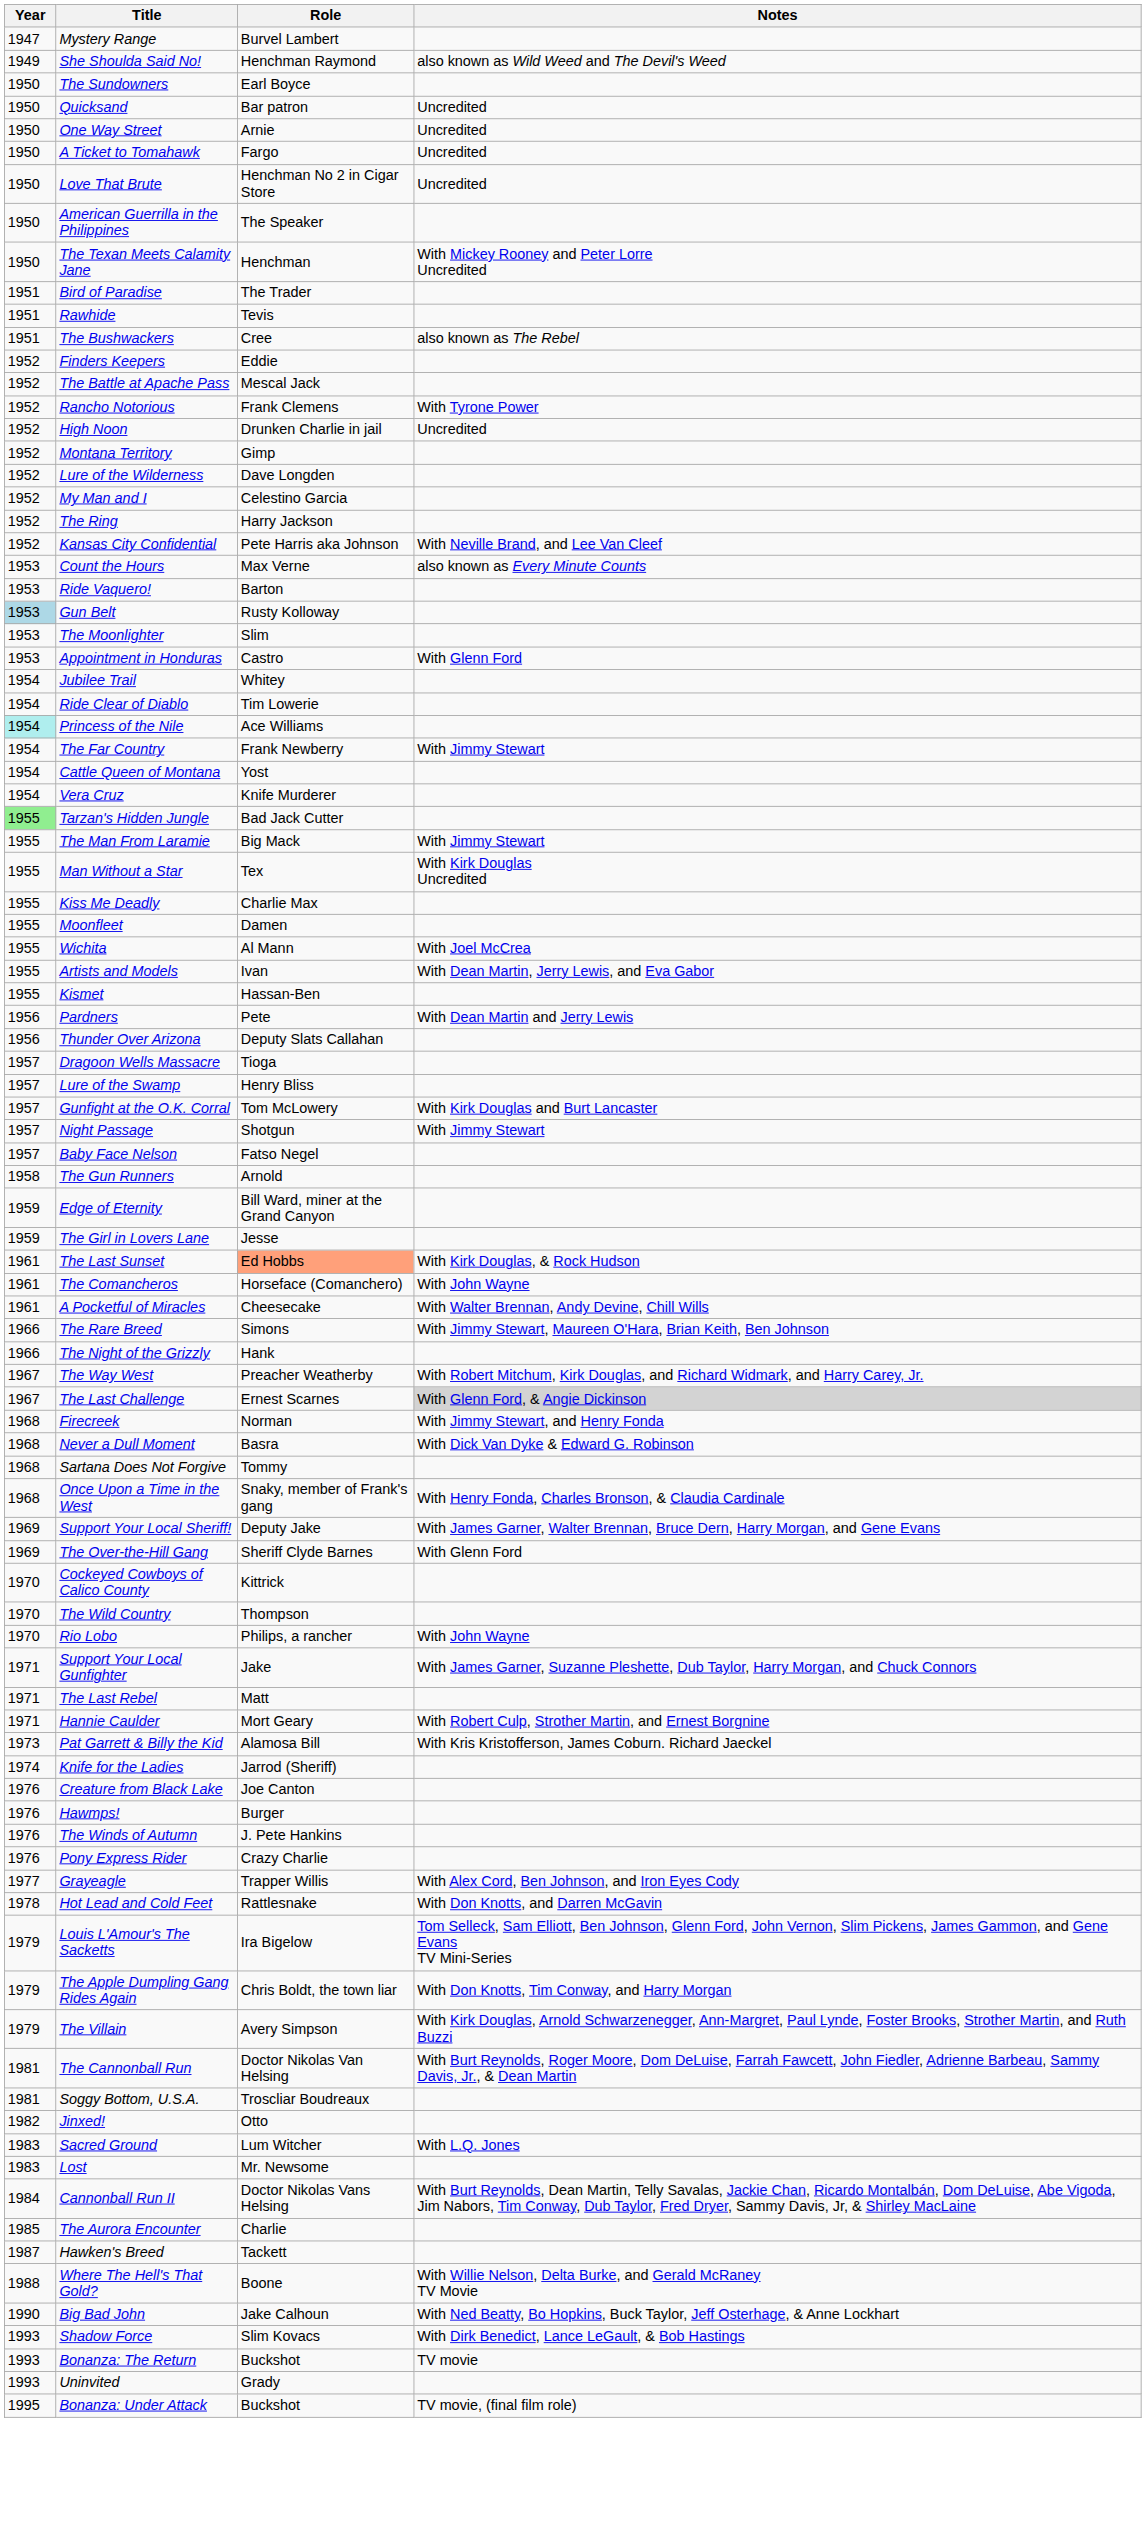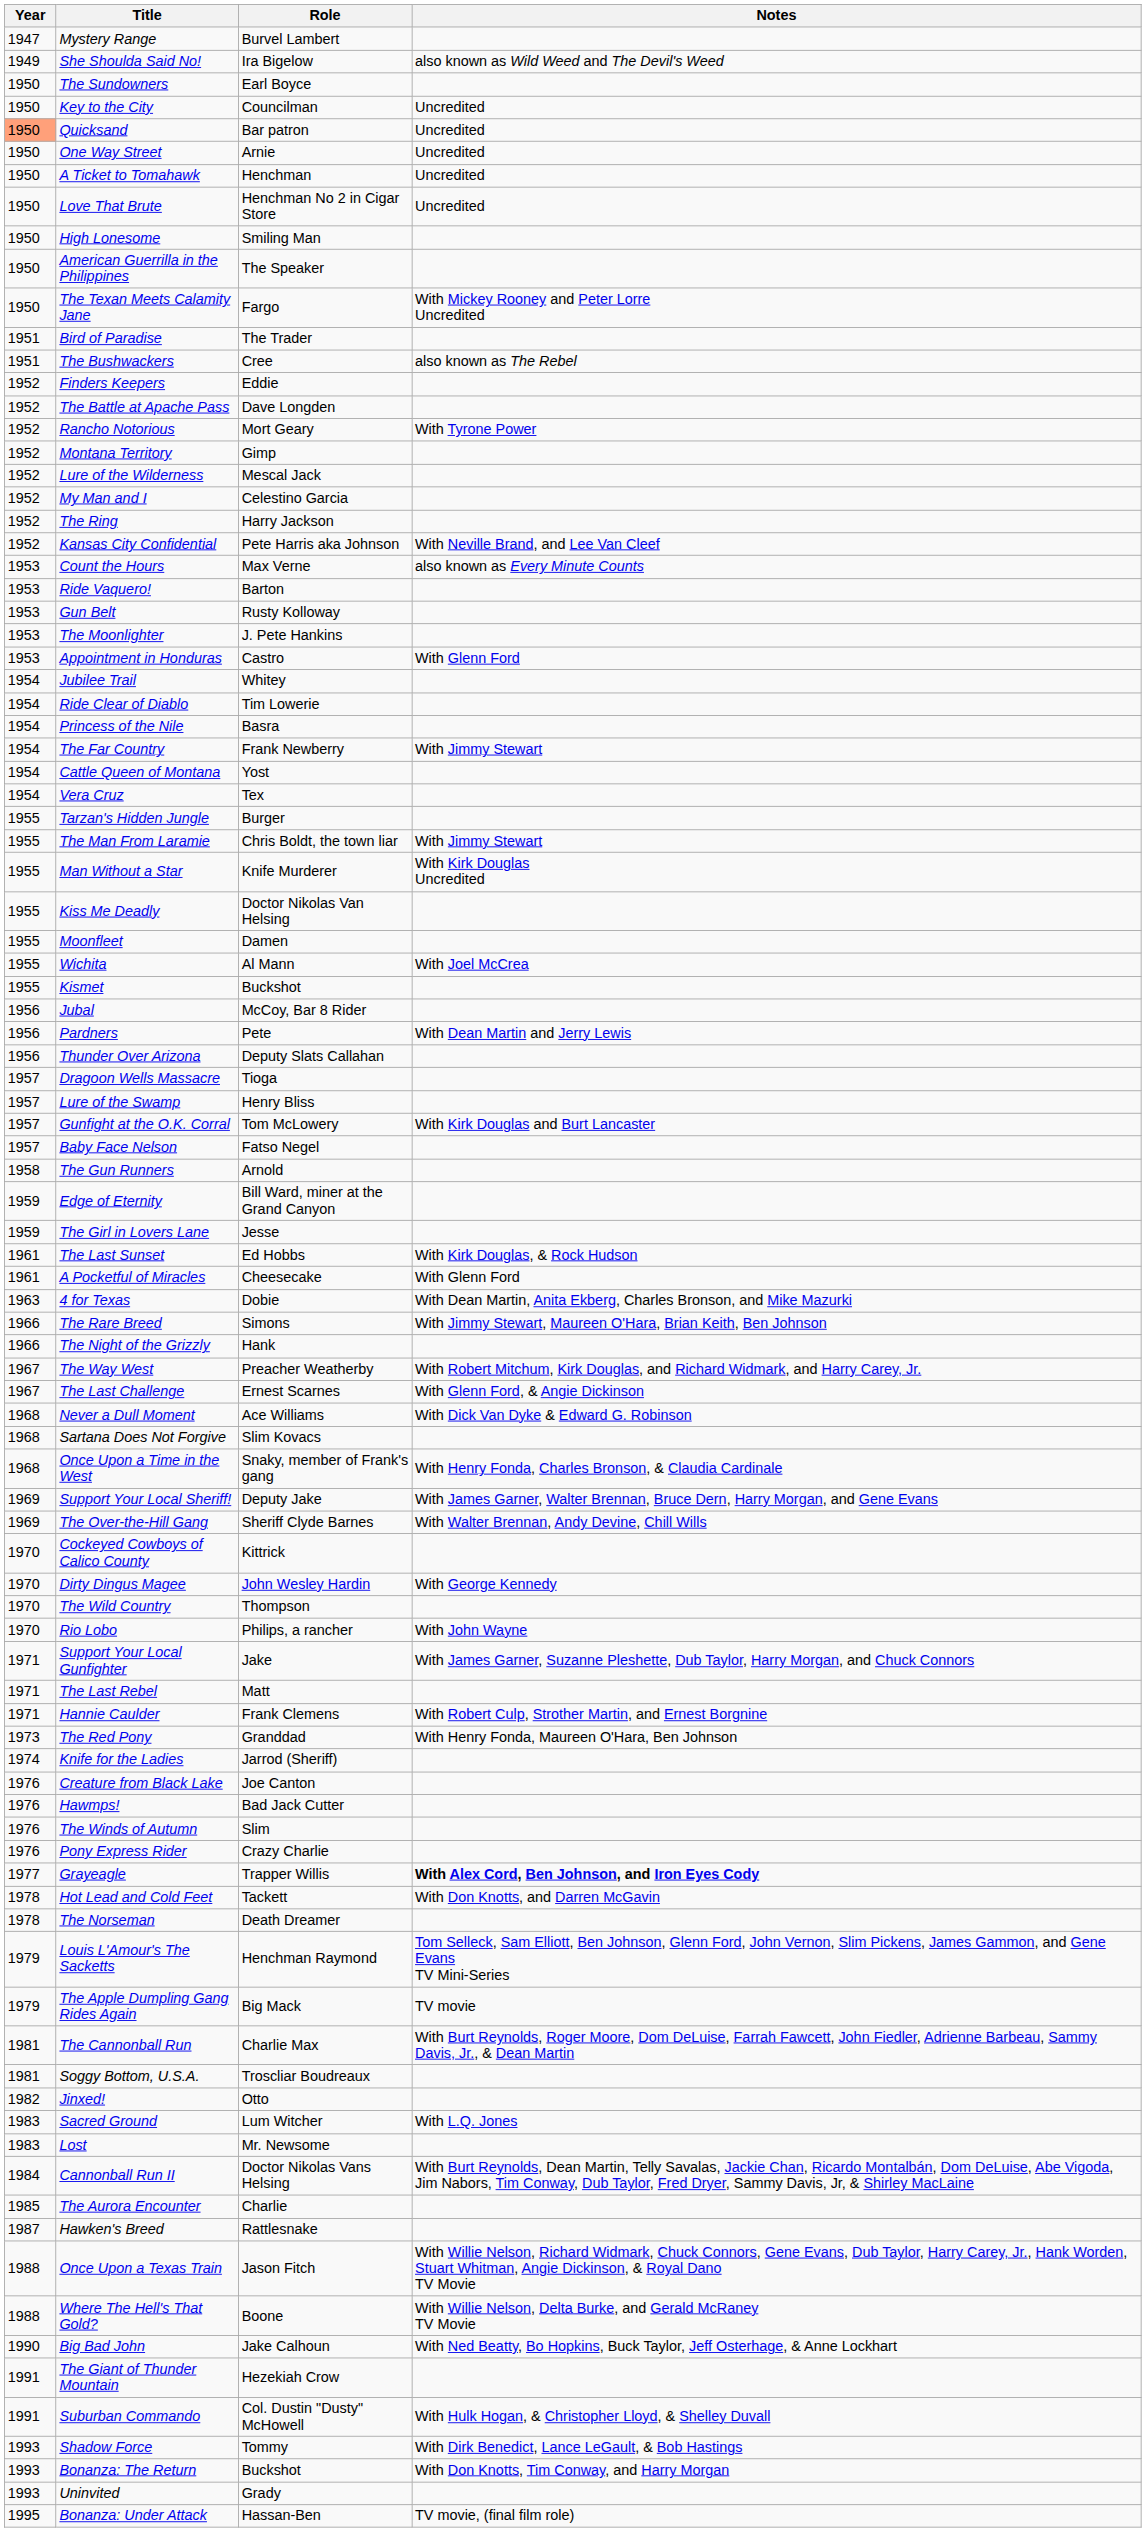(308, 61) Henchman Raymond -> (277, 61) Ira Bigelow
+ row: (106, 107)
(24, 107) no background -> (24, 130) lightsalmon background
(260, 152) Fargo -> (276, 175) Henchman
+ row: (110, 237)
(276, 261) Henchman -> (260, 307) Fargo
- row: (87, 315)
(280, 384) Mescal Jack -> (288, 407) Dave Longden
(290, 407) Frank Clemens -> (278, 429) Mort Geary
- row: (93, 429)
(288, 475) Dave Longden -> (281, 475) Mescal Jack
(24, 612) lightblue background -> (24, 612) no background
(255, 635) Slim -> (292, 635) J. Pete Hankins
(24, 726) paleturquoise background -> (24, 726) no background
(282, 726) Ace Williams -> (260, 726) Basra
(288, 795) Knife Murderer -> (253, 795) Tex
(24, 818) lightgreen background -> (24, 818) no background
(292, 818) Bad Jack Cutter -> (263, 818) Burger
(270, 840) Big Mack -> (320, 840) Chris Boldt, the town liar
(252, 871) Tex -> (289, 871) Knife Murderer
(279, 902) Charlie Max -> (303, 910) Doctor Nikolas Van Helsing
- row: (119, 971)
(280, 994) Hassan-Ben -> (271, 987) Buckshot
+ row: (77, 1010)
- row: (106, 1131)
(272, 1261) lightsalmon background -> (273, 1254) no background
- row: (119, 1284)
(563, 1307) With Walter Brennan, Andy Devine, Chill Wills -> (467, 1277) With Glenn Ford
+ row: (95, 1300)
(532, 1398) lightgrey background -> (529, 1392) no background
- row: (89, 1421)
(260, 1444) Basra -> (283, 1414) Ace Williams
(264, 1467) Tommy -> (281, 1437) Slim Kovacs
(470, 1551) With Glenn Ford -> (561, 1522) With Walter Brennan, Andy Devine, Chill Wills
+ row: (123, 1584)
(277, 1721) Mort Geary -> (290, 1714) Frank Clemens
+ row: (105, 1737)
- row: (141, 1744)
(262, 1812) Burger -> (293, 1806) Bad Jack Cutter
(291, 1835) J. Pete Hankins -> (256, 1828) Slim
(578, 1881) normal -> (587, 1874) bold
(279, 1904) Rattlesnake -> (264, 1897) Tackett
+ row: (107, 1920)
(276, 1943) Ira Bigelow -> (309, 1959) Henchman Raymond
(319, 1990) Chris Boldt, the town liar -> (271, 2006) Big Mack
(574, 1990) With Don Knotts, Tim Conway, and Harry Morgan -> (445, 2006) TV movie
- row: (93, 2029)
(302, 2068) Doctor Nikolas Van Helsing -> (280, 2045) Charlie Max
(264, 2252) Tackett -> (280, 2229) Rattlesnake
+ row: (141, 2268)
+ row: (128, 2377)
+ row: (130, 2416)
(280, 2337) Slim Kovacs -> (265, 2447) Tommy
(448, 2359) TV movie -> (572, 2470) With Don Knotts, Tim Conway, and Harry Morgan
(270, 2405) Buckshot -> (281, 2516) Hassan-Ben
